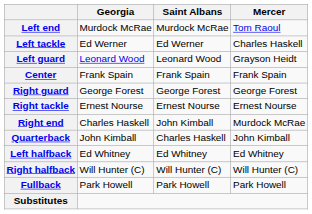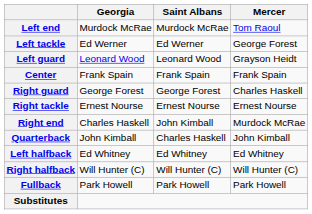(268, 43) Charles Haskell -> (265, 43) George Forest
(265, 91) George Forest -> (268, 91) Charles Haskell
